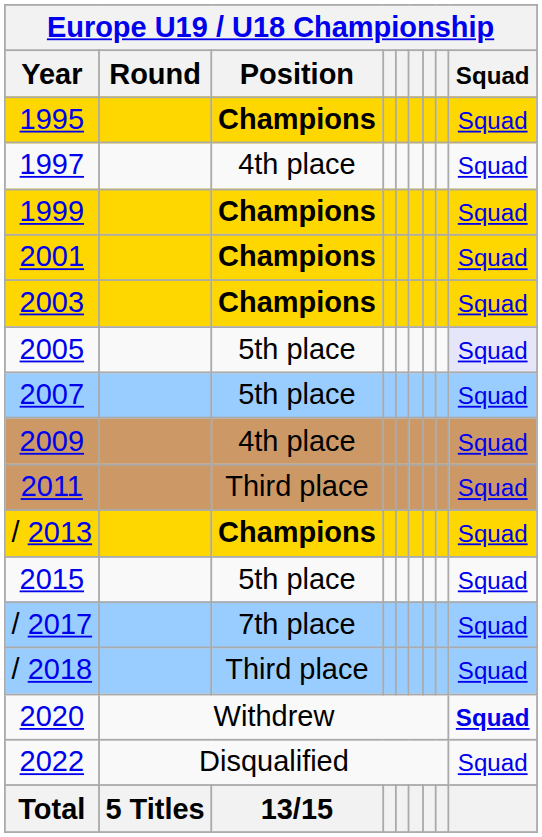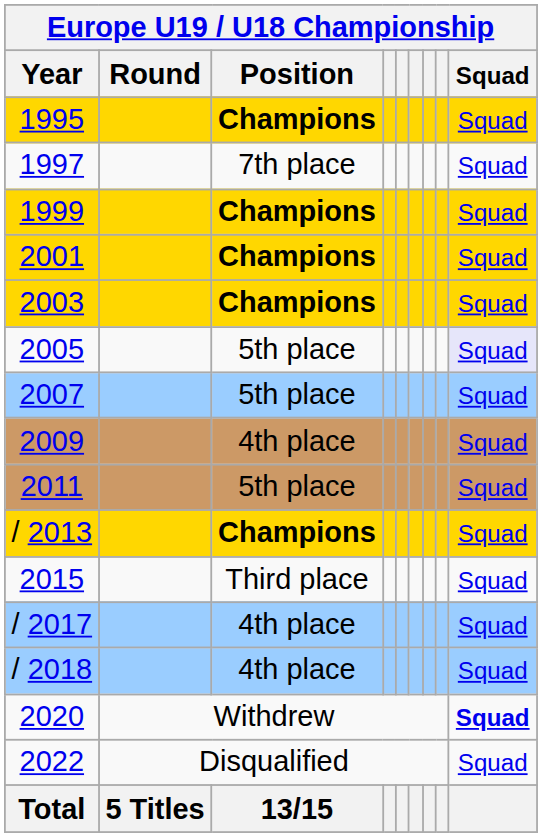(297, 165) 4th place -> (297, 165) 7th place
(297, 486) Third place -> (297, 486) 5th place
(297, 578) 5th place -> (297, 578) Third place
(297, 624) 7th place -> (297, 624) 4th place
(297, 670) Third place -> (297, 670) 4th place
